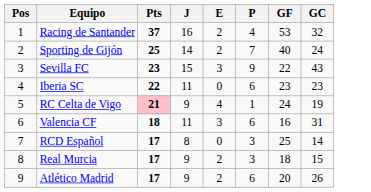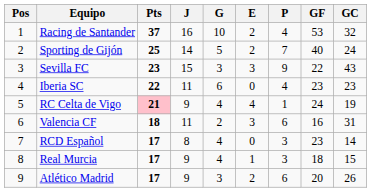+ column: (219, 13)
(252, 86) 6 -> (285, 86) 4
(285, 141) 25 -> (317, 141) 23
(219, 159) 2 -> (252, 159) 1
